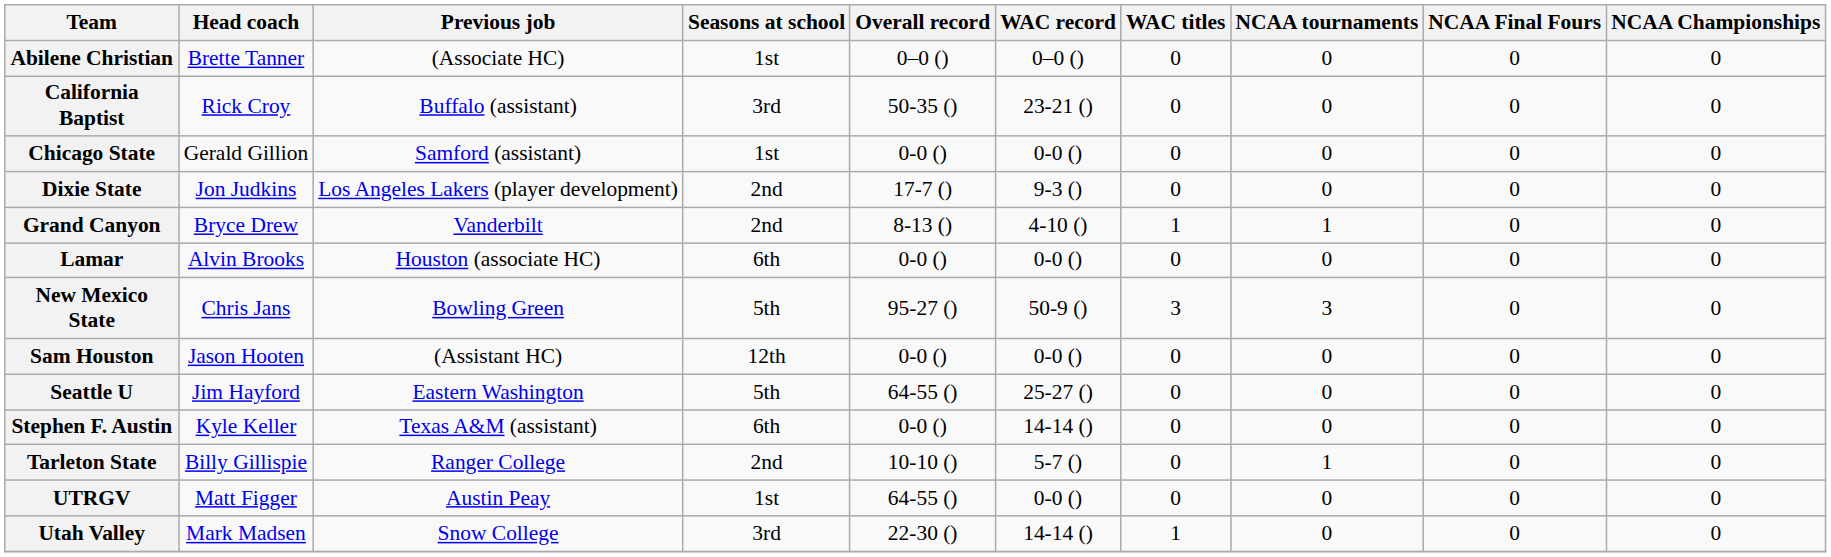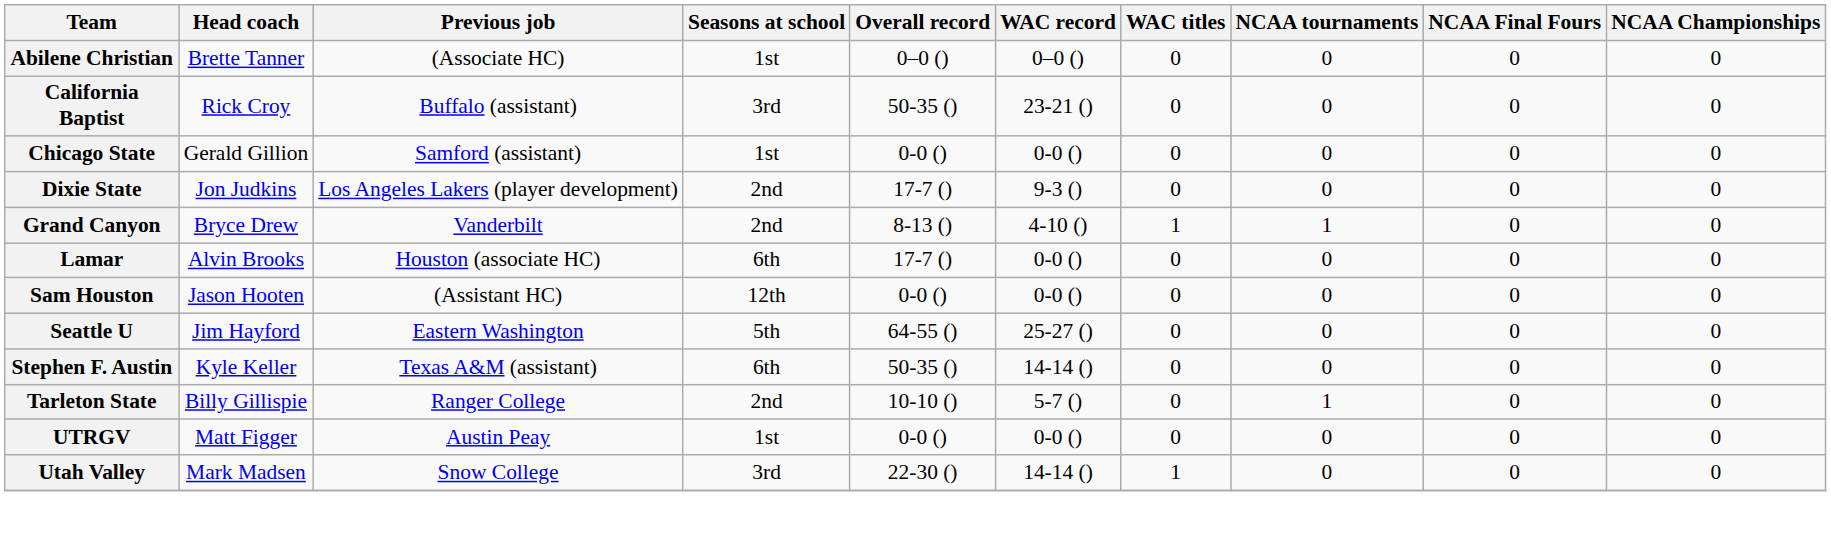(923, 260) 0-0 () -> (923, 260) 17-7 ()
- row: (92, 308)
(923, 427) 0-0 () -> (923, 366) 50-35 ()
(923, 497) 64-55 () -> (923, 437) 0-0 ()
